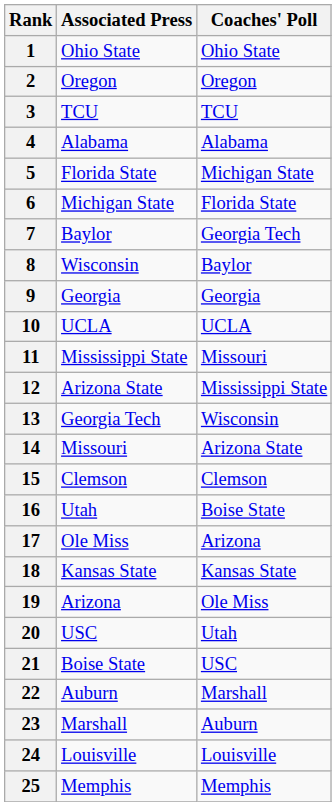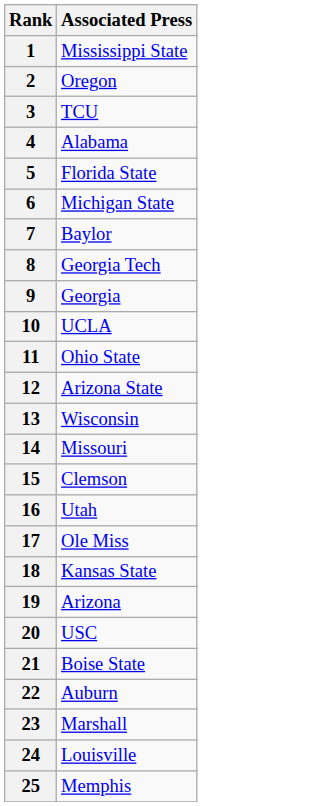- column: (264, 20)
(101, 50) Ohio State -> (124, 50) Mississippi State
(100, 265) Wisconsin -> (111, 265) Georgia Tech
(124, 357) Mississippi State -> (101, 357) Ohio State
(111, 418) Georgia Tech -> (100, 418) Wisconsin
